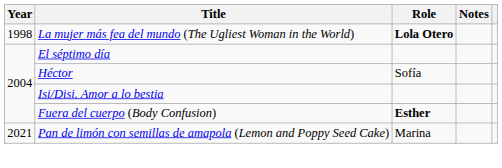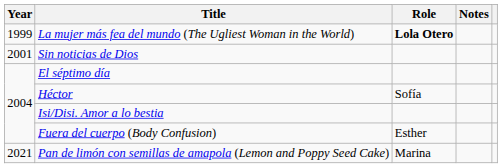(20, 34) 1998 -> (20, 34) 1999
+ row: (88, 53)
(413, 113) bold -> (411, 133) normal
